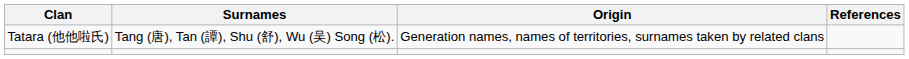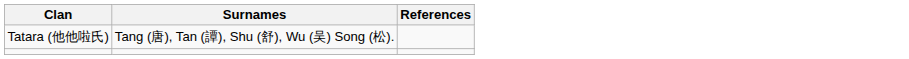- column: (612, 14)
